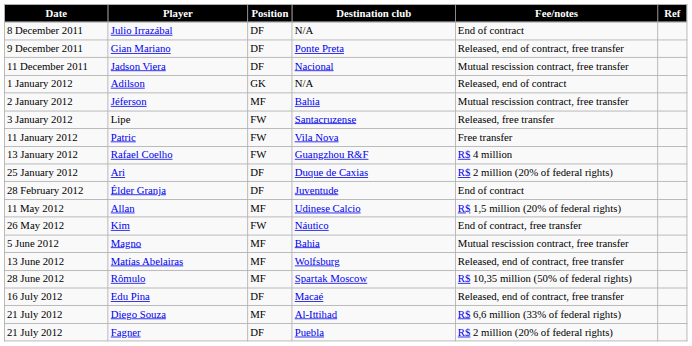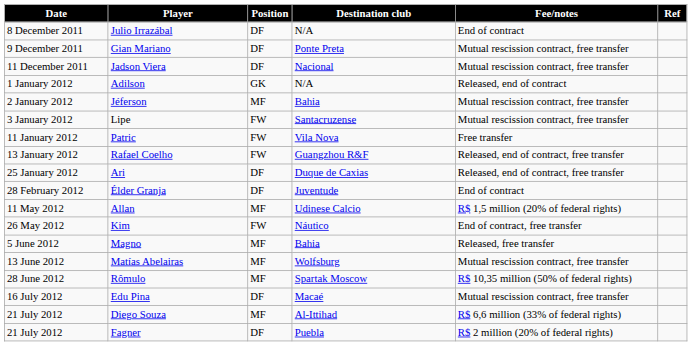(541, 48) Released, end of contract, free transfer -> (543, 48) Mutual rescission contract, free transfer
(506, 119) Released, free transfer -> (543, 119) Mutual rescission contract, free transfer
(485, 154) R$ 4 million -> (541, 154) Released, end of contract, free transfer
(535, 172) R$ 2 million (20% of federal rights) -> (541, 172) Released, end of contract, free transfer
(543, 243) Mutual rescission contract, free transfer -> (506, 243) Released, free transfer
(541, 261) Released, end of contract, free transfer -> (543, 261) Mutual rescission contract, free transfer
(541, 296) Released, end of contract, free transfer -> (543, 296) Mutual rescission contract, free transfer
